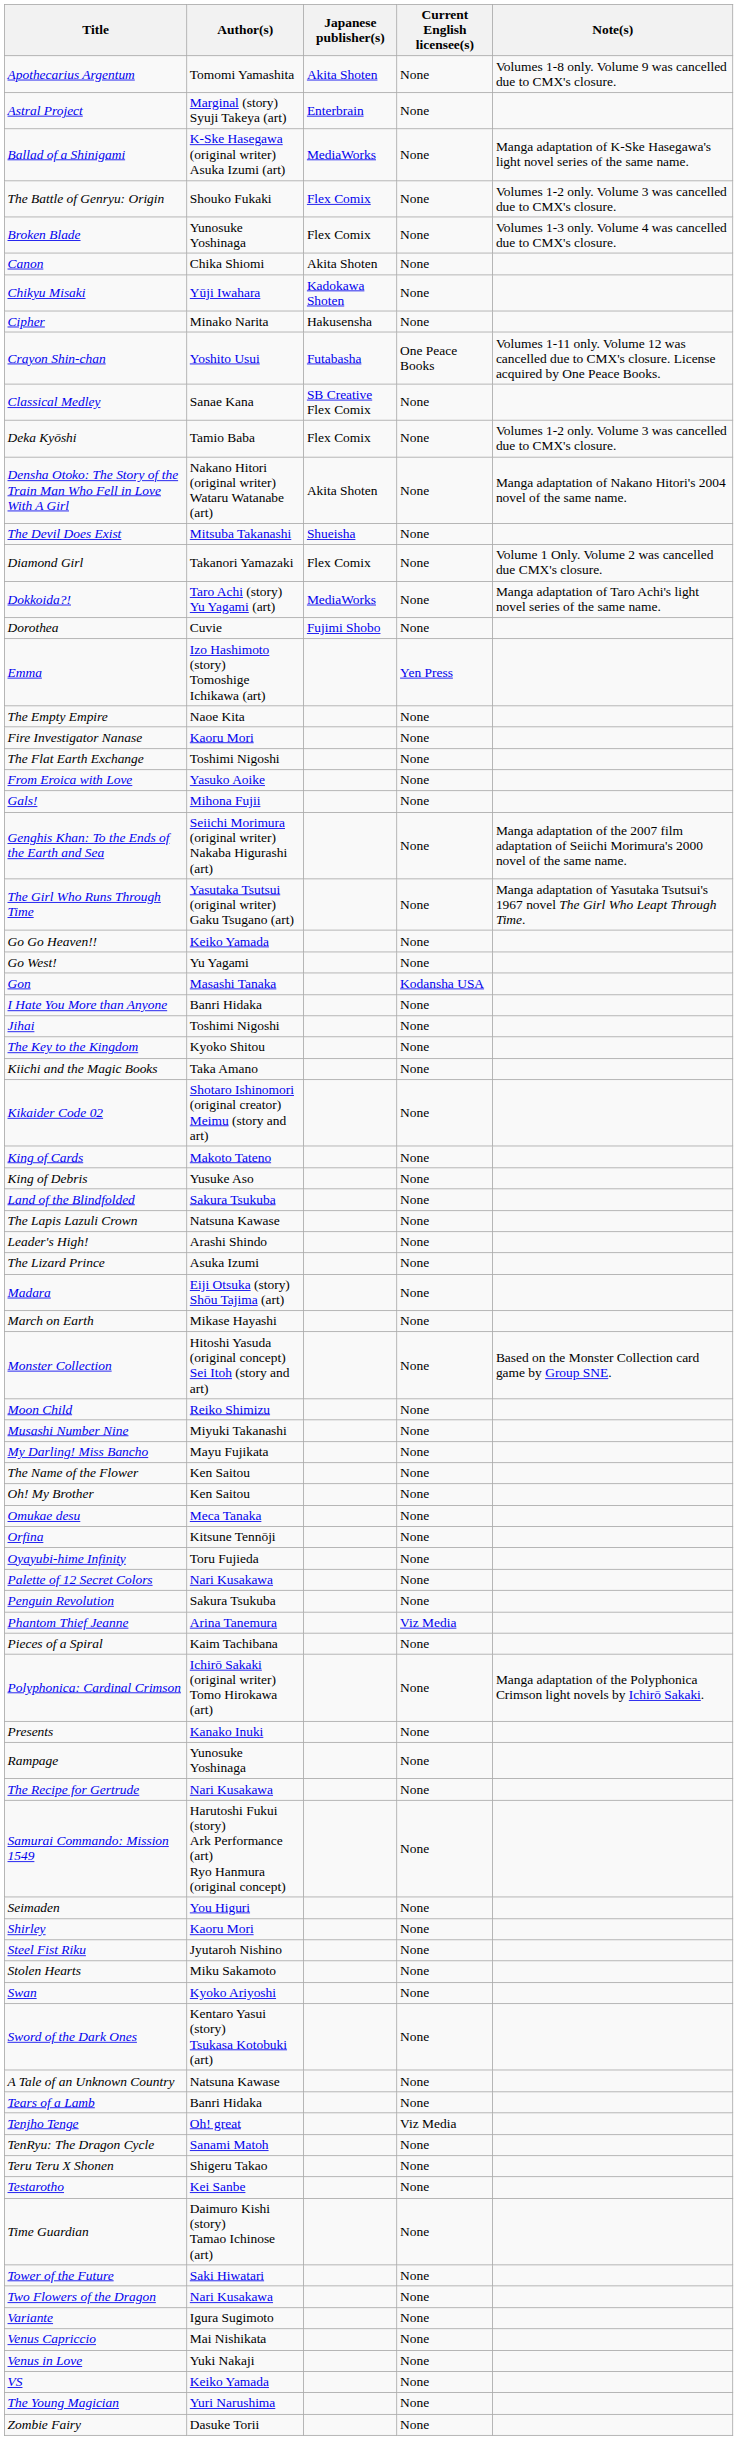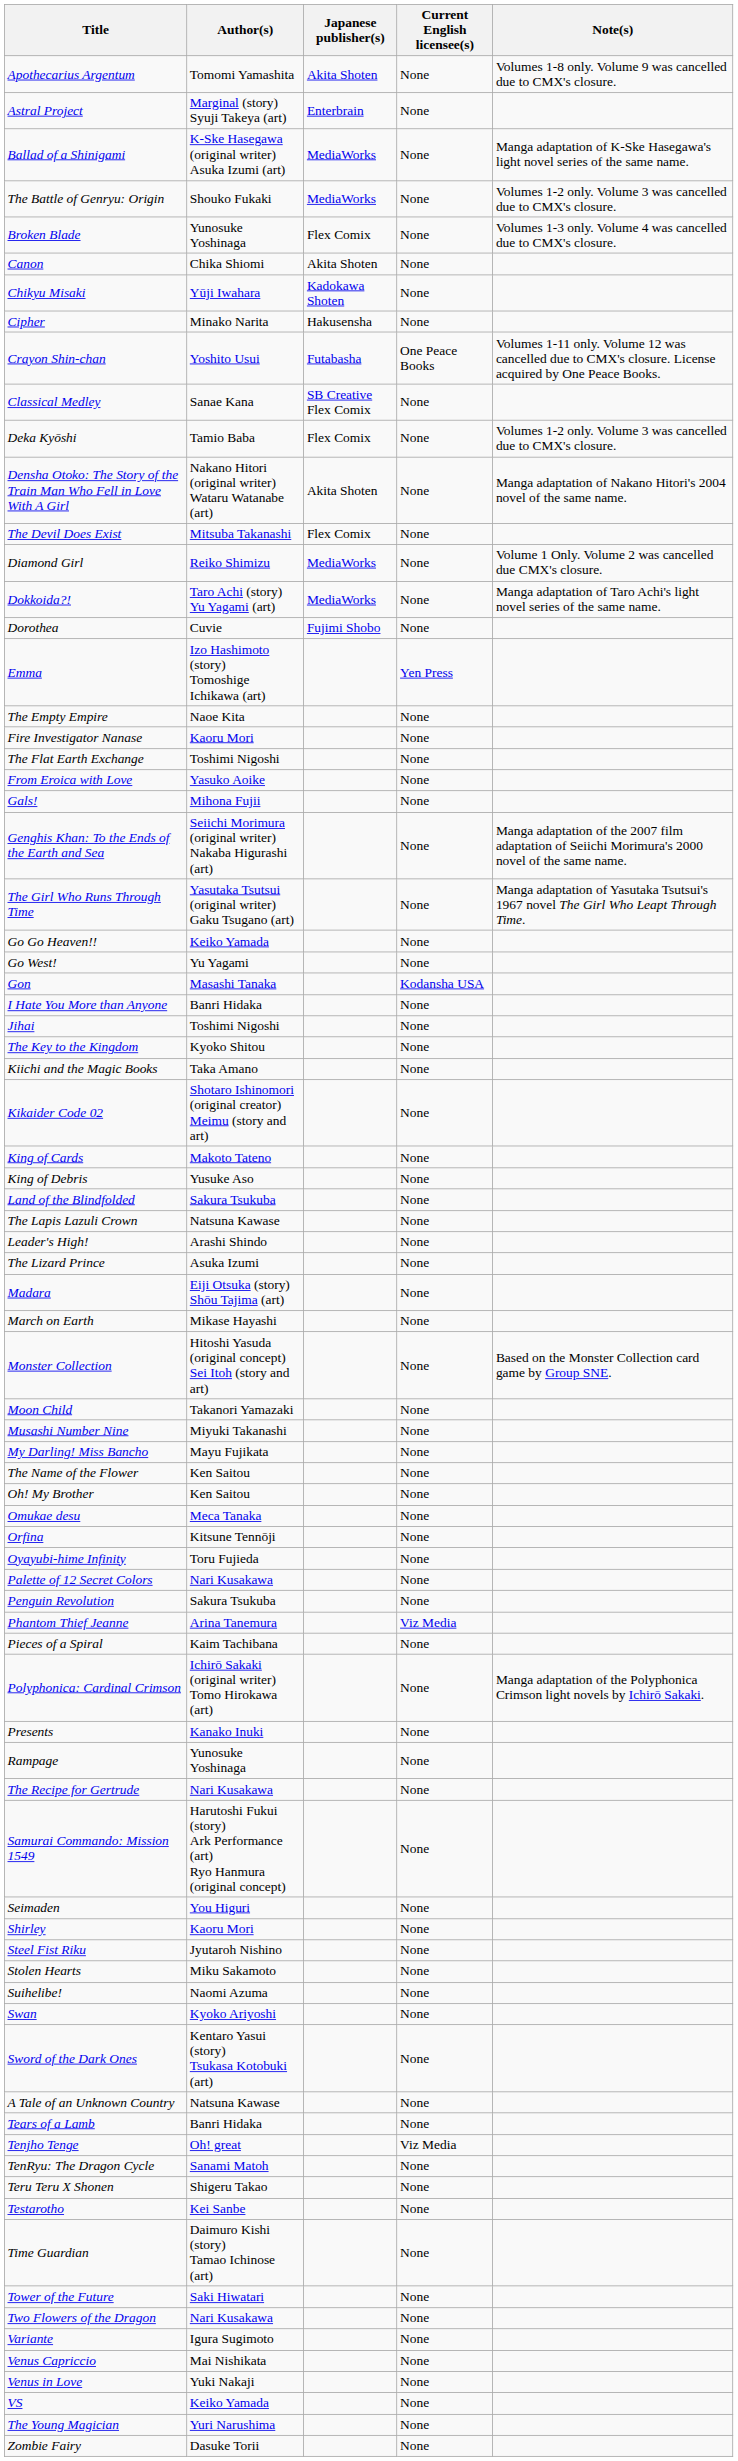(339, 198) Flex Comix -> (341, 198) MediaWorks
(331, 534) Shueisha -> (339, 534) Flex Comix
(242, 563) Takanori Yamazaki -> (230, 563) Reiko Shimizu
(339, 563) Flex Comix -> (341, 563) MediaWorks
(230, 1409) Reiko Shimizu -> (242, 1409) Takanori Yamazaki
+ row: (35, 1993)
